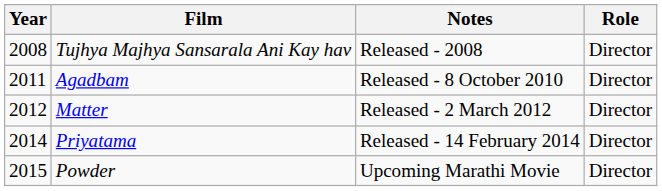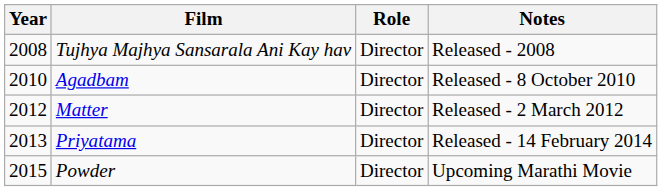columns swapped: (620, 19) <-> (470, 19)
(28, 79) 2011 -> (28, 79) 2010
(28, 140) 2014 -> (28, 140) 2013
